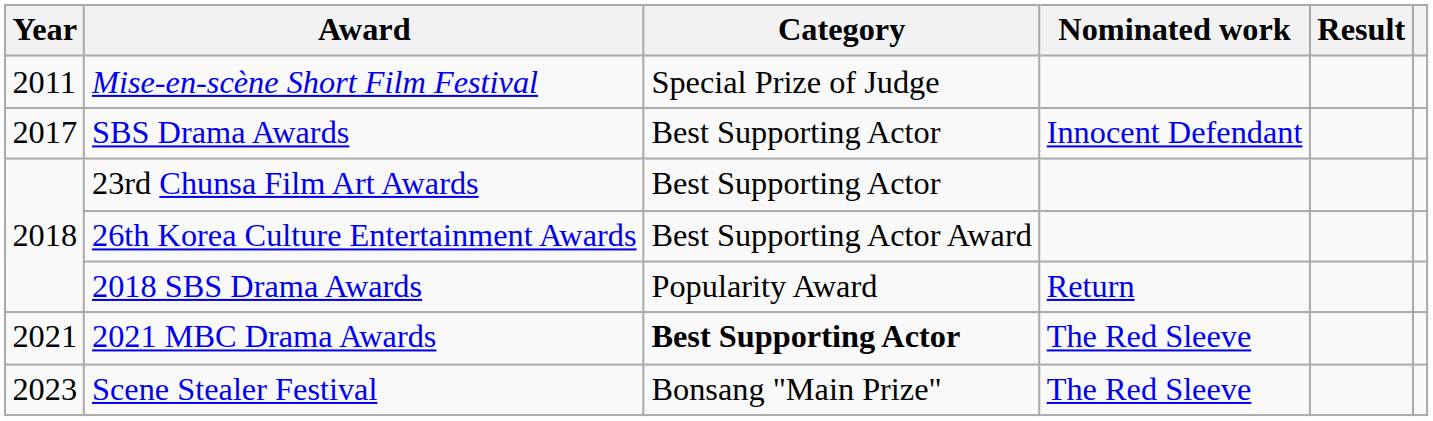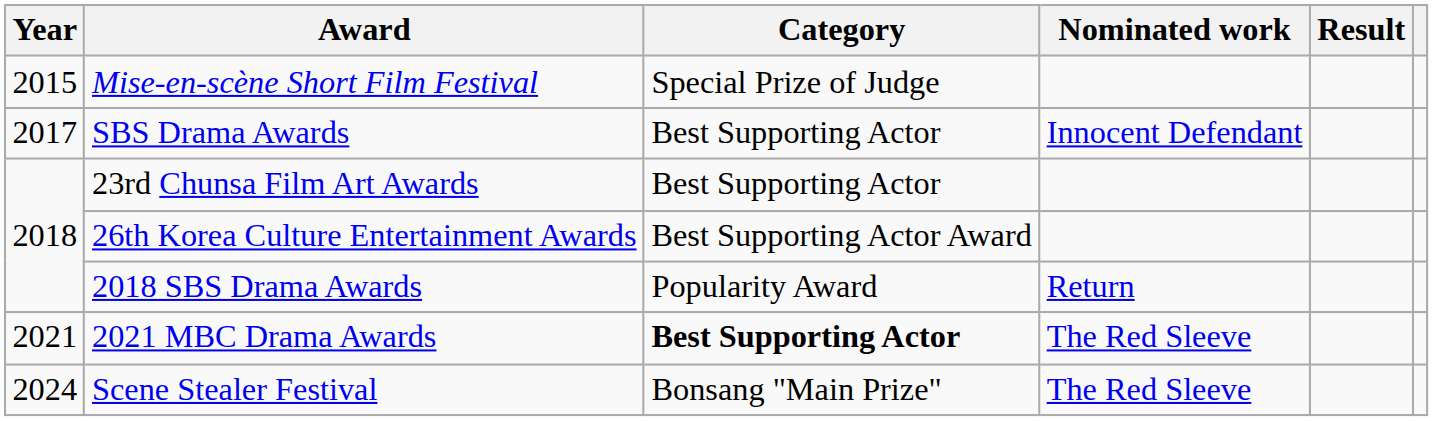(44, 81) 2011 -> (45, 81) 2015
(45, 388) 2023 -> (45, 388) 2024
